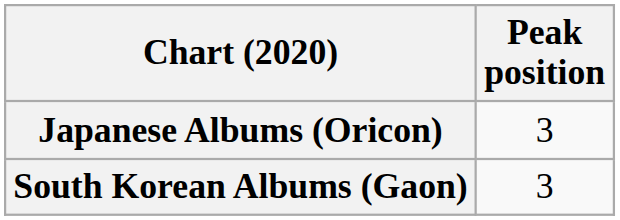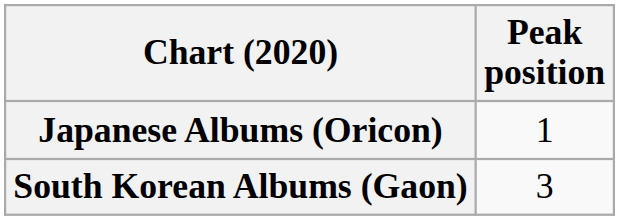(545, 129) 3 -> (545, 129) 1
